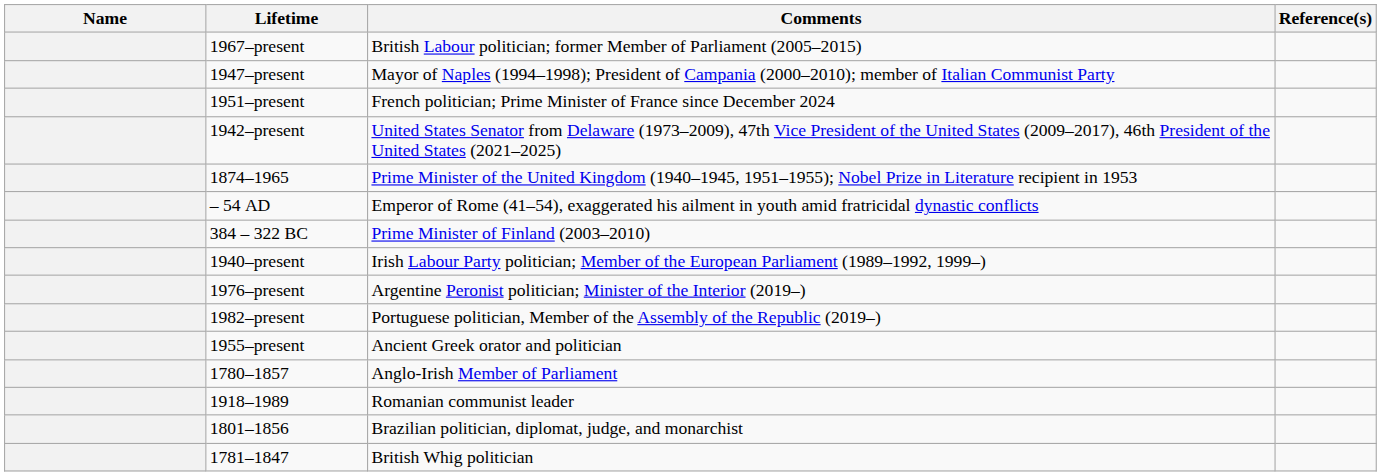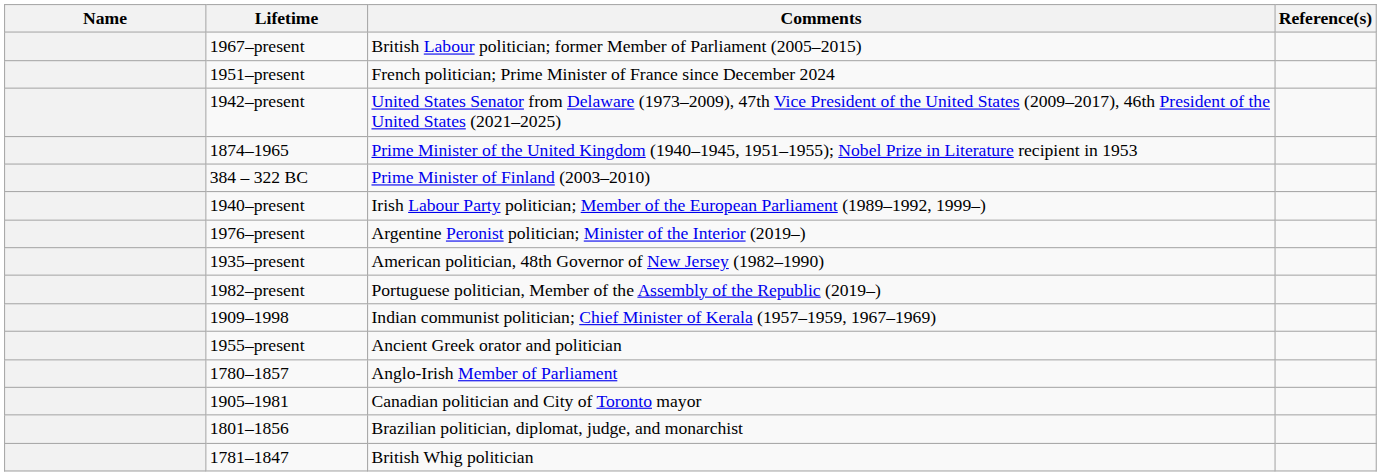- row: (257, 74)
- row: (240, 205)
+ row: (257, 261)
+ row: (249, 317)
- row: (249, 401)
+ row: (249, 401)
